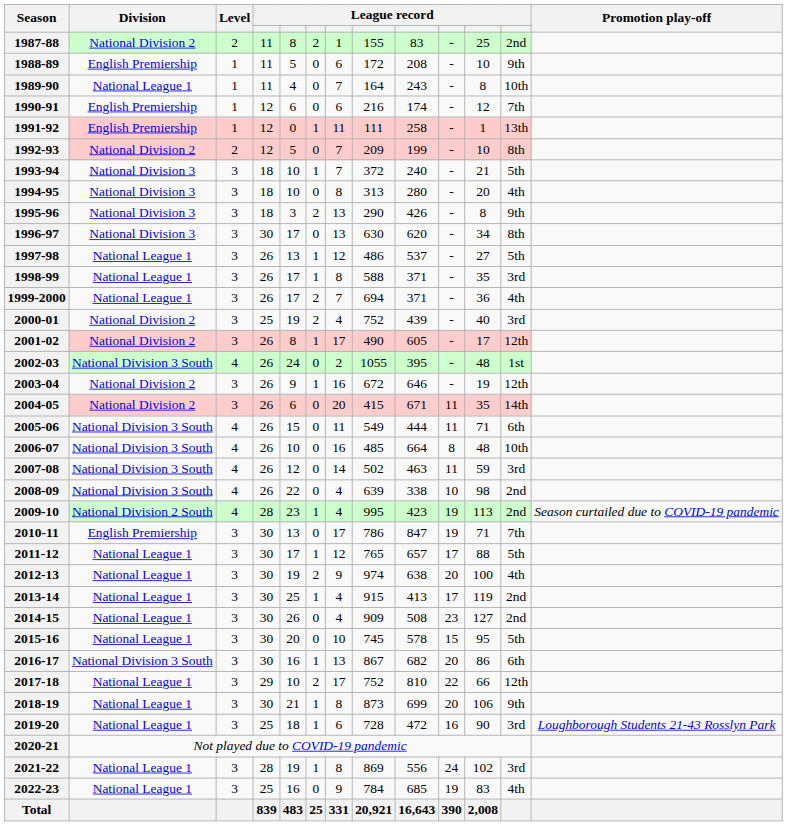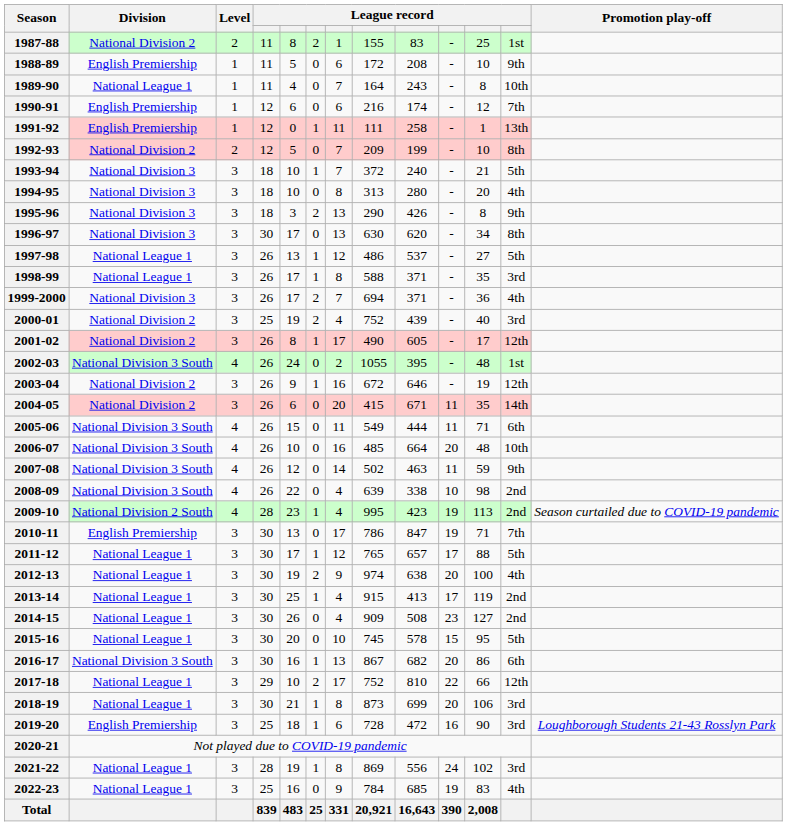(516, 42) 2nd -> (516, 42) 1st
(142, 298) National League 1 -> (142, 298) National Division 3
(452, 447) 8 -> (452, 447) 20
(516, 468) 3rd -> (516, 468) 9th
(516, 703) 9th -> (516, 703) 3rd
(142, 724) National League 1 -> (142, 724) English Premiership
